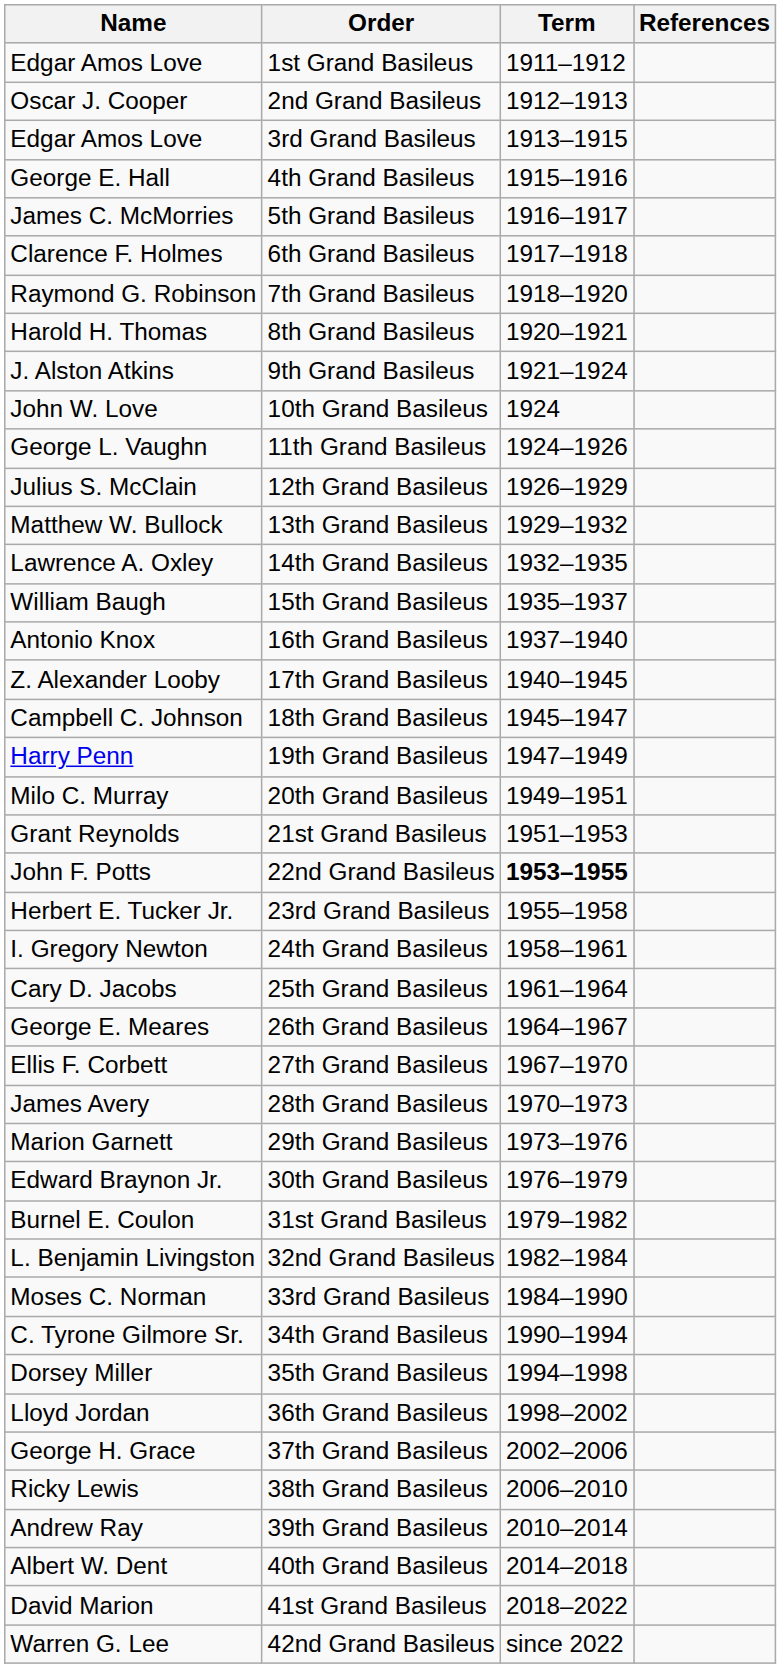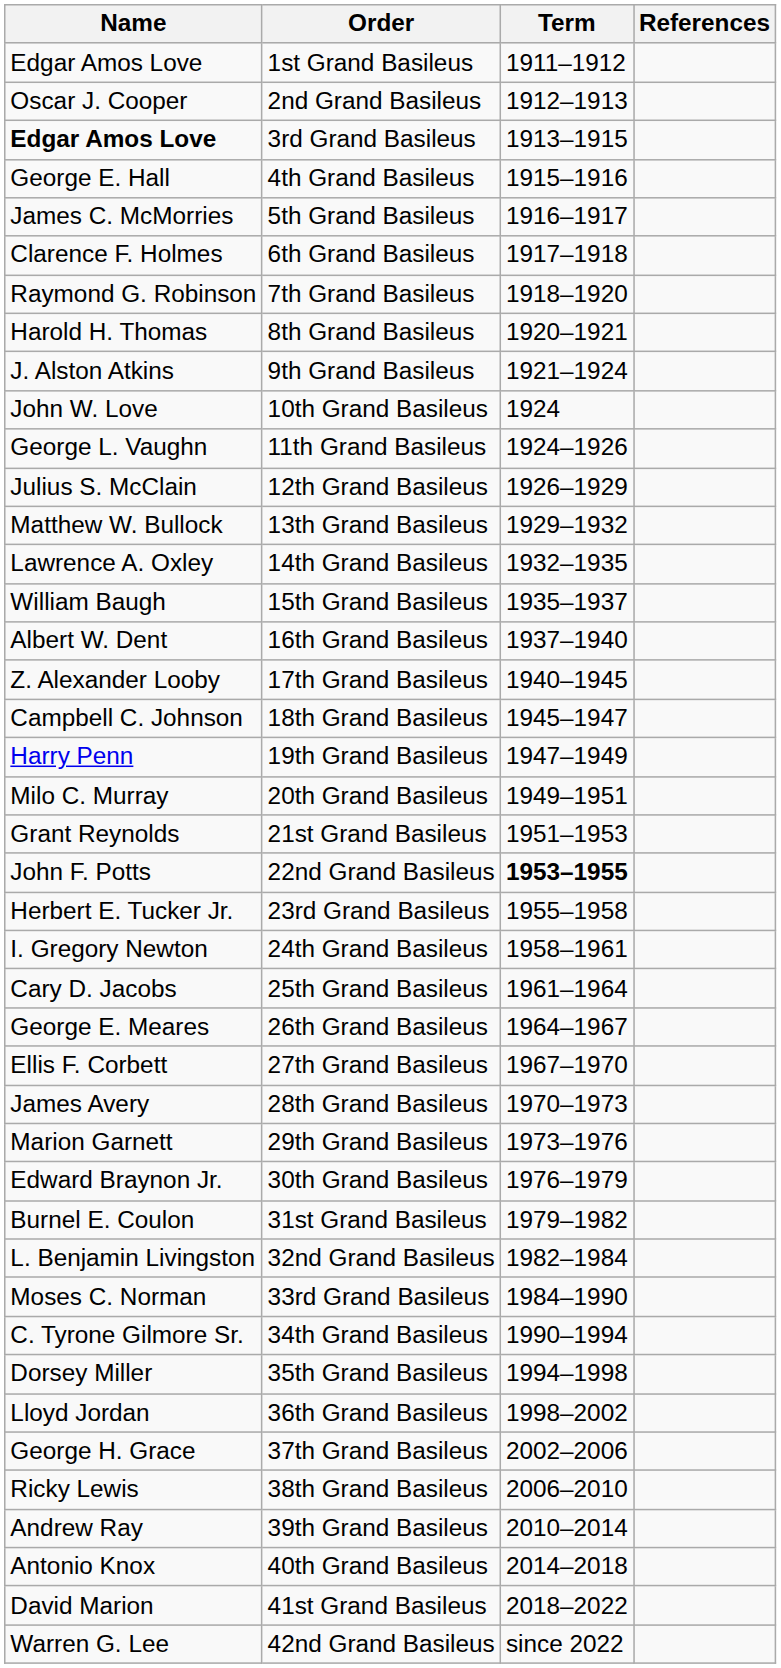(106, 139) normal -> (113, 139) bold
(83, 640) Antonio Knox -> (89, 640) Albert W. Dent
(89, 1566) Albert W. Dent -> (83, 1566) Antonio Knox
